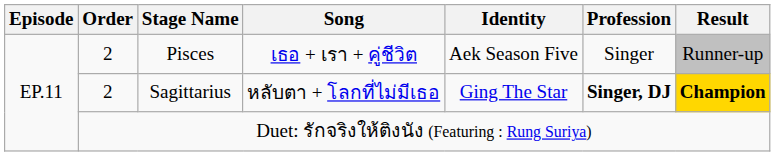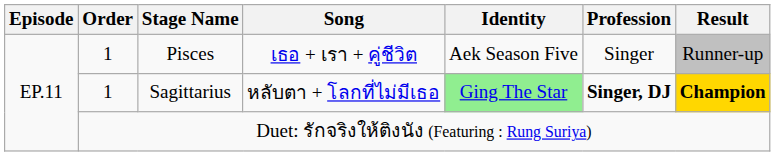(108, 53) 2 -> (108, 53) 1
(108, 92) 2 -> (108, 92) 1
(513, 92) no background -> (513, 92) lightgreen background
